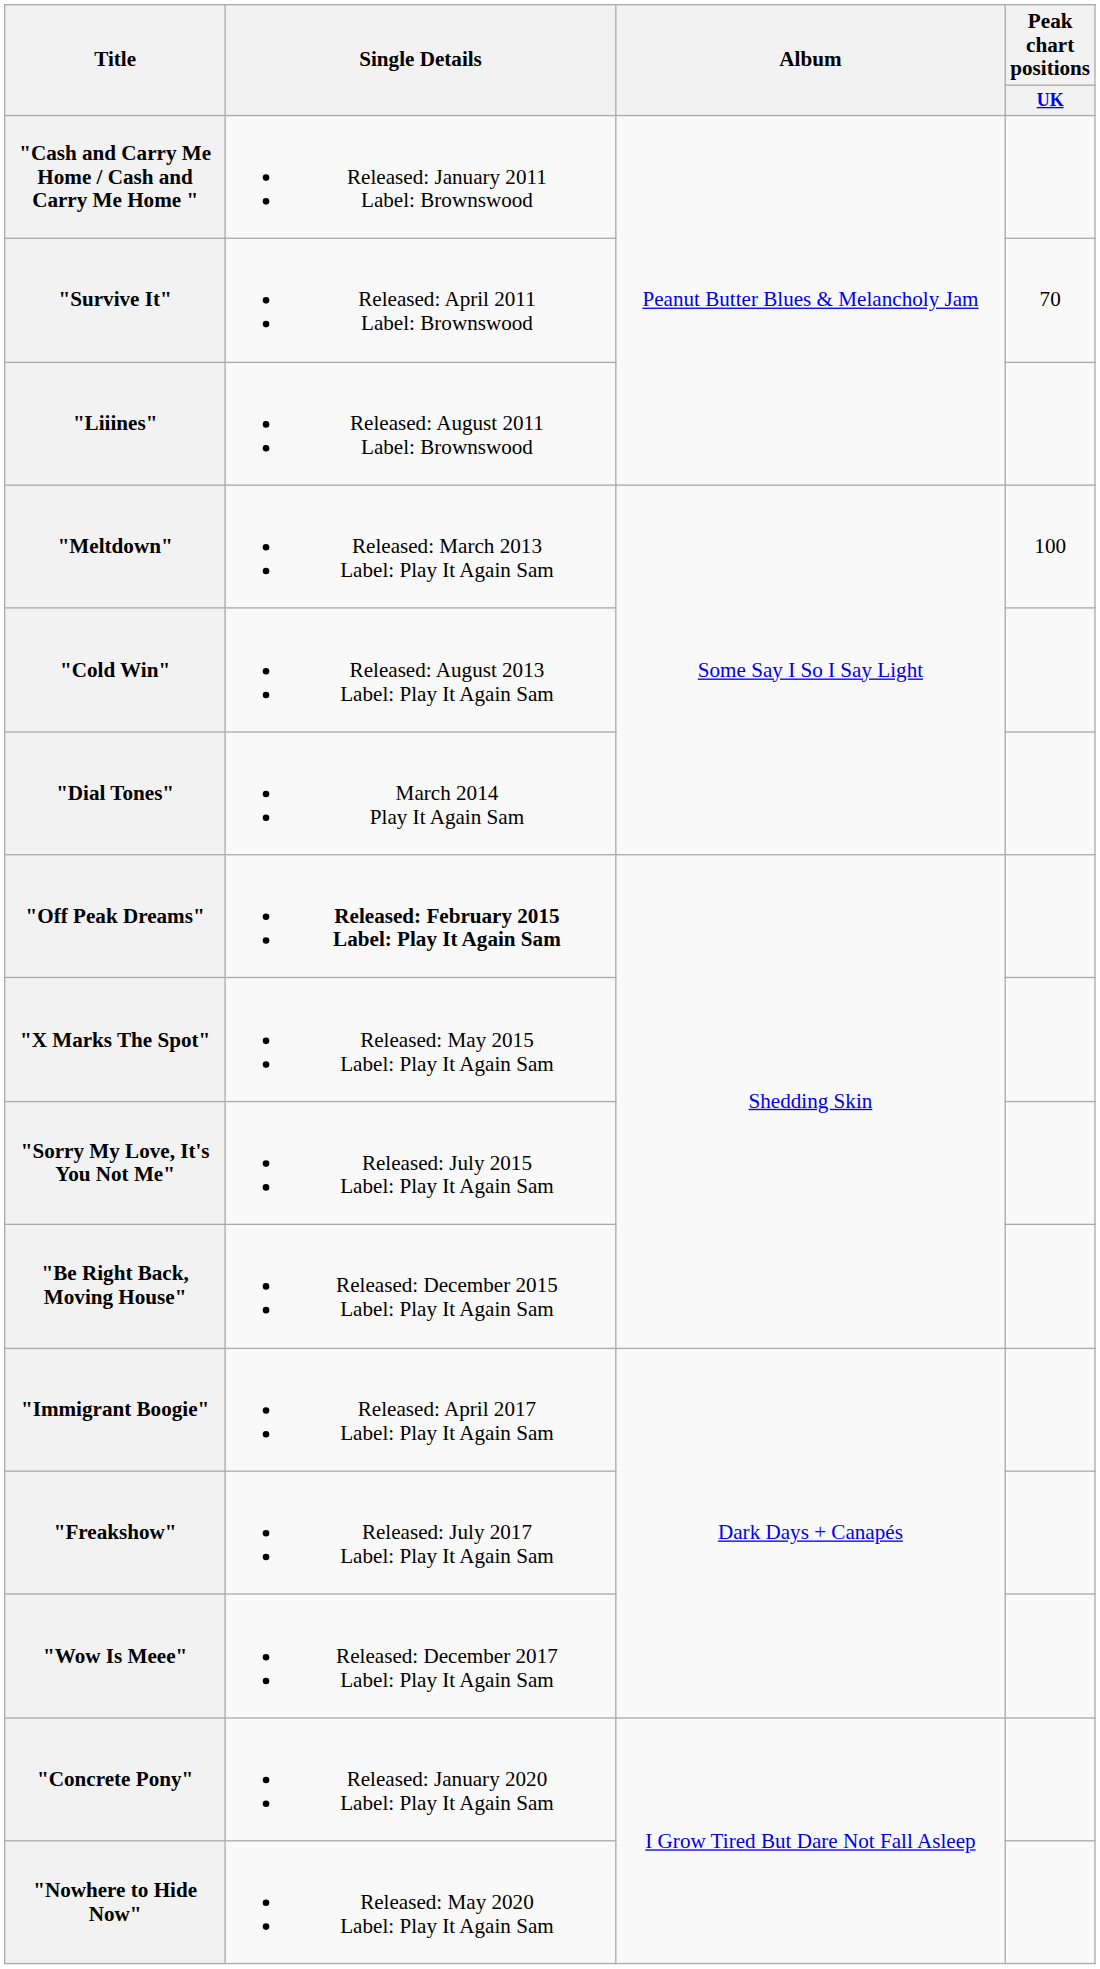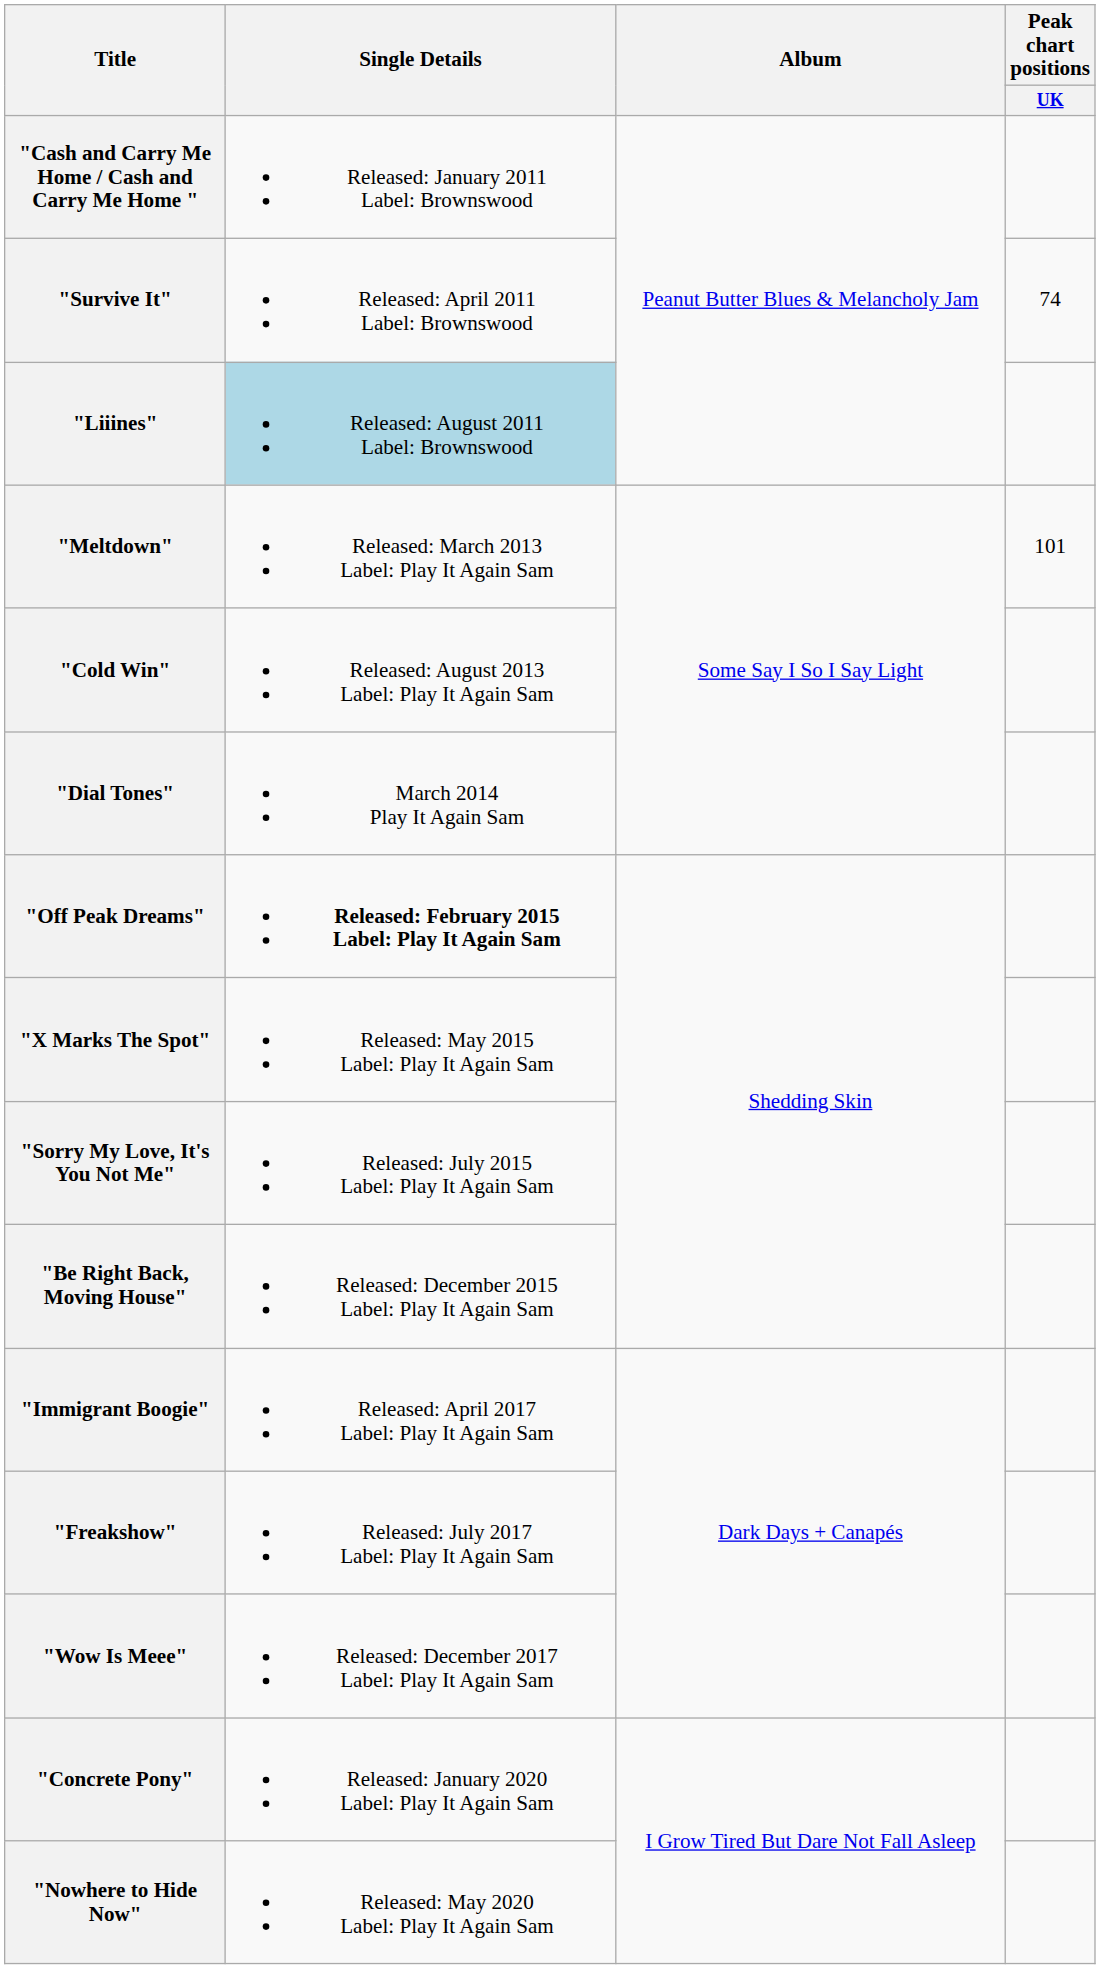(1050, 300) 70 -> (1050, 300) 74
(421, 435) no background -> (421, 435) lightblue background
(1050, 546) 100 -> (1050, 546) 101
